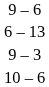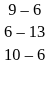- row: (25, 54)
